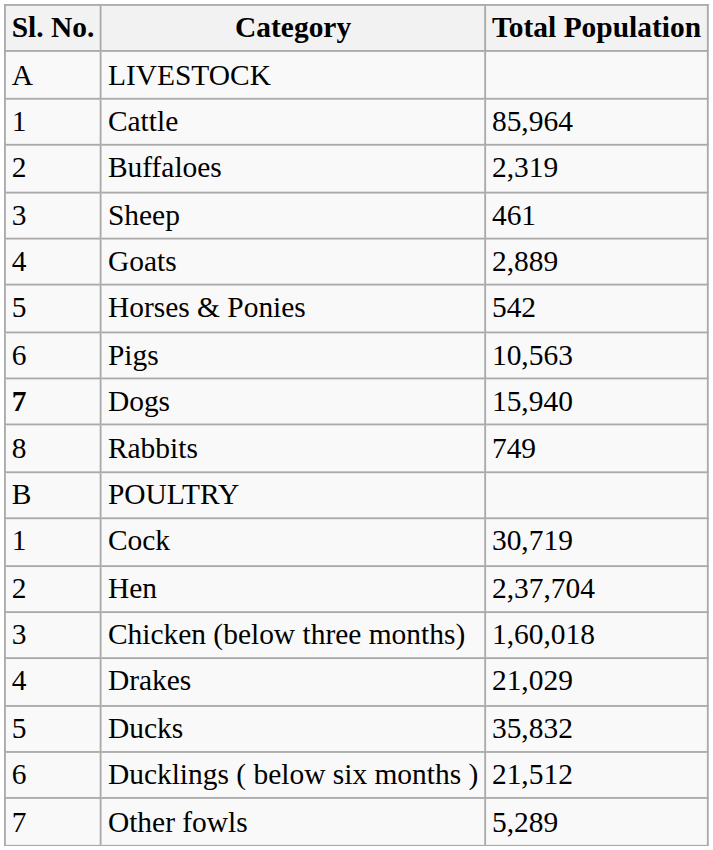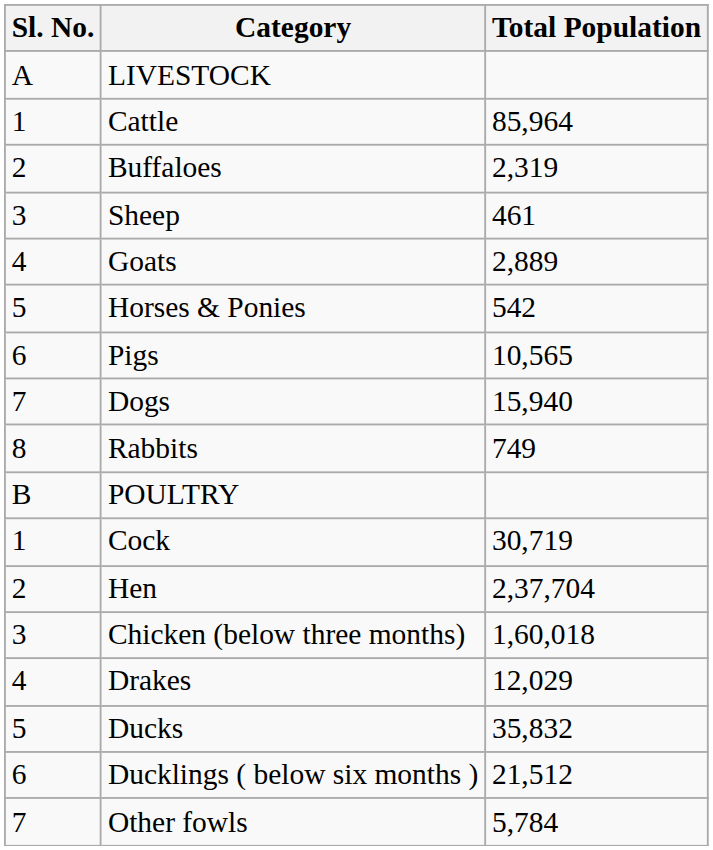(532, 354) 10,563 -> (532, 354) 10,565
(19, 401) bold -> (19, 401) normal
(532, 681) 21,029 -> (532, 681) 12,029
(525, 821) 5,289 -> (525, 821) 5,784
